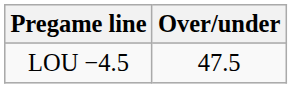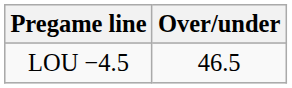(219, 62) 47.5 -> (219, 62) 46.5
